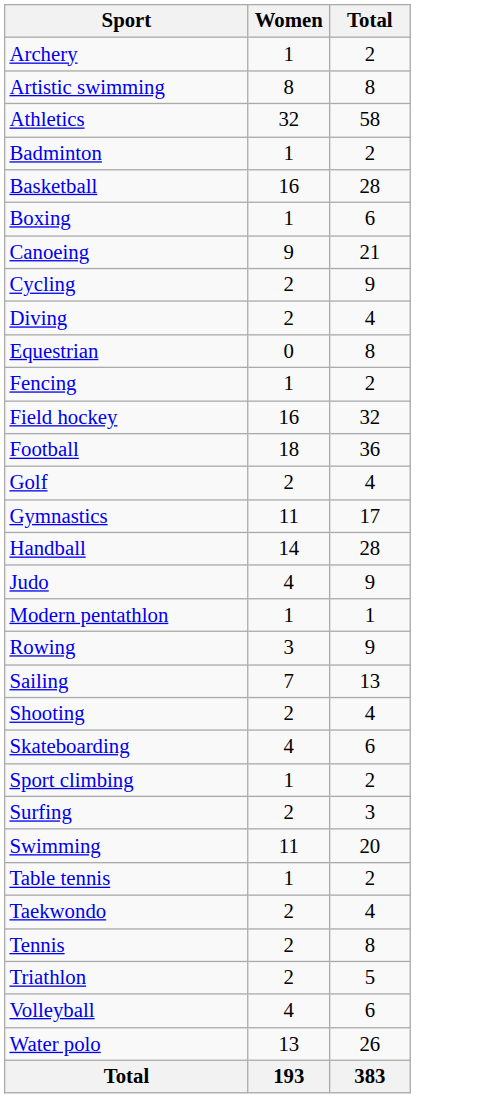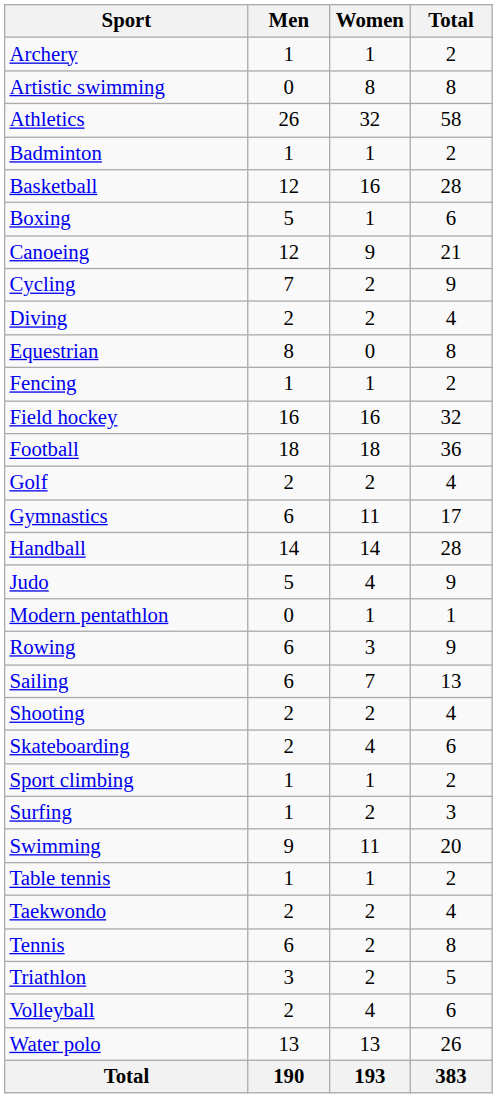+ column: (289, 20)
